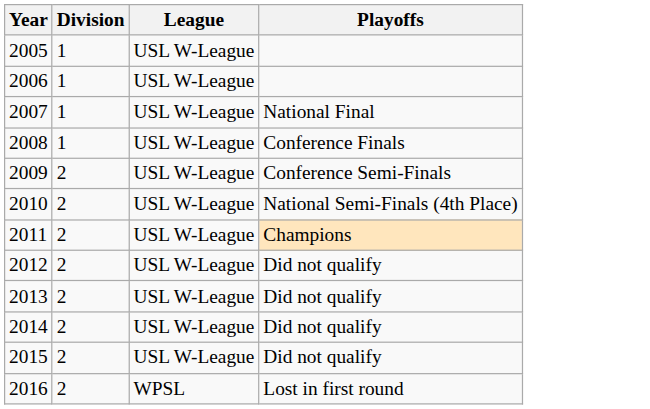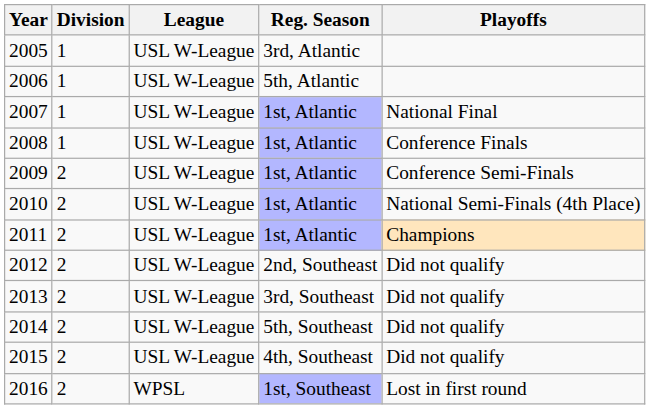+ column: (320, 19)
